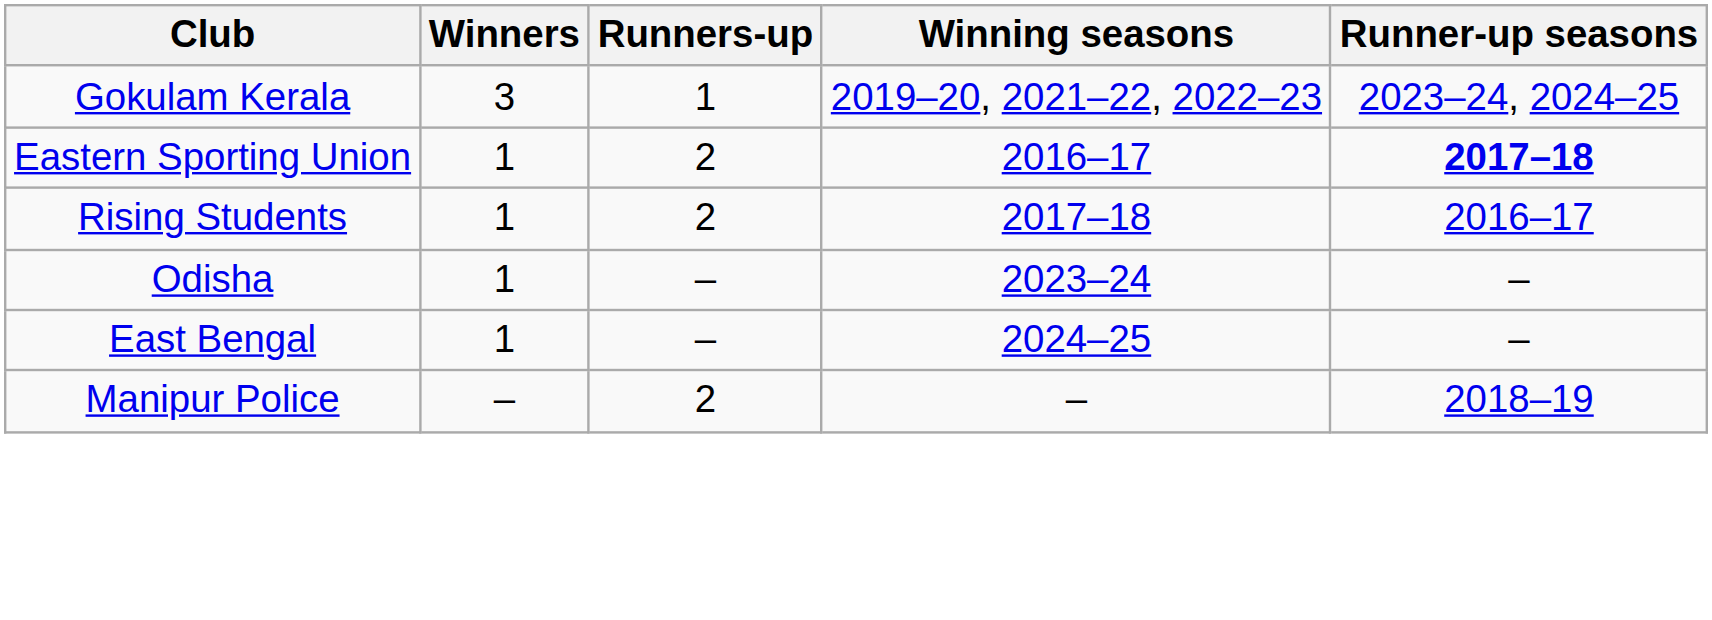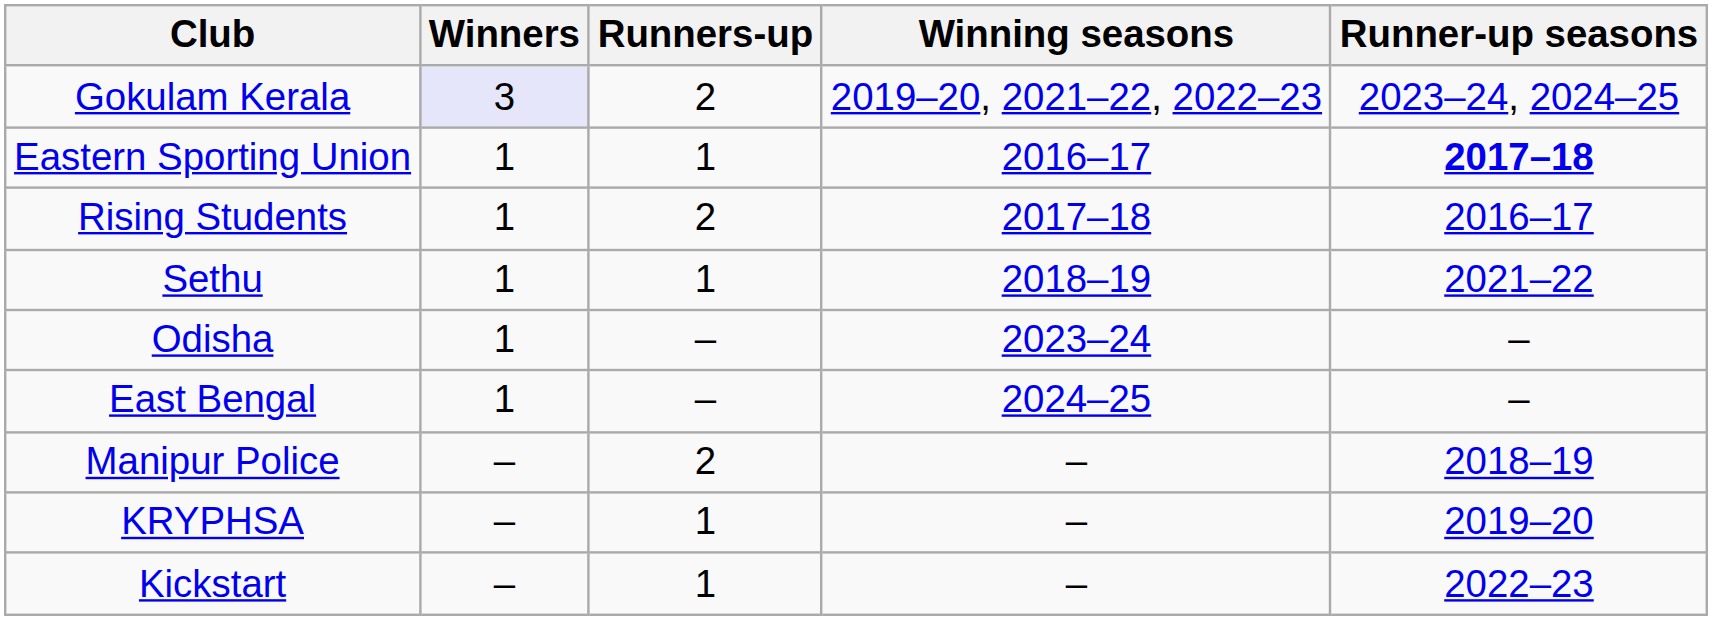(504, 95) no background -> (504, 95) lavender background
(705, 95) 1 -> (705, 95) 2
(705, 156) 2 -> (705, 156) 1
+ row: (213, 278)
+ row: (213, 522)
+ row: (213, 583)
